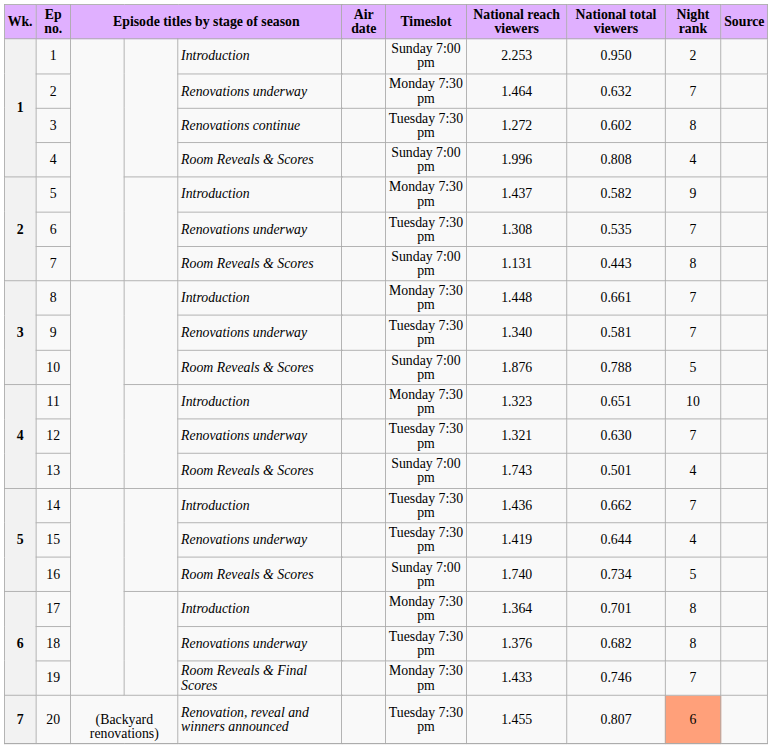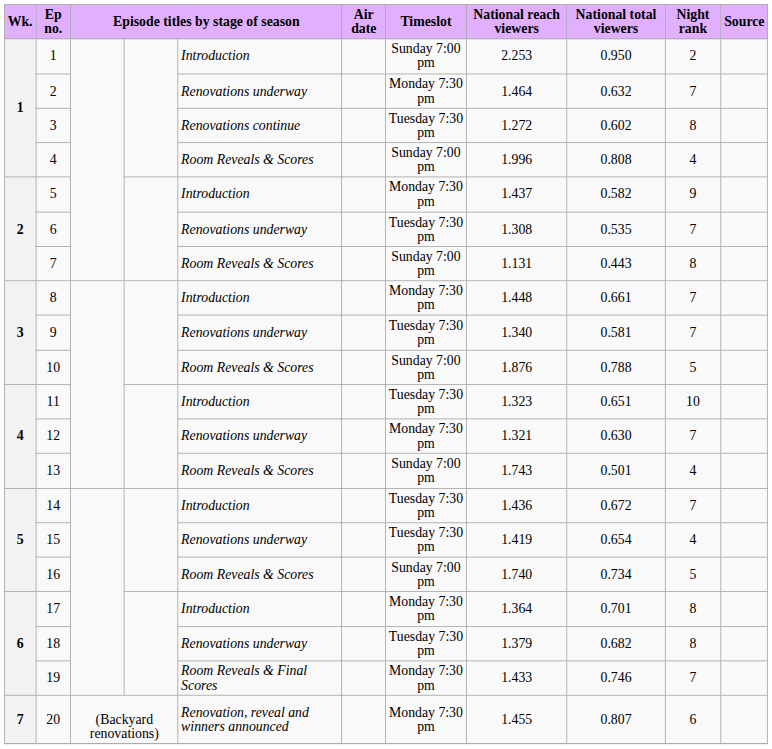(426, 401) Monday 7:30 pm -> (426, 401) Tuesday 7:30 pm
(426, 435) Tuesday 7:30 pm -> (426, 435) Monday 7:30 pm
(616, 505) 0.662 -> (616, 505) 0.672
(616, 539) 0.644 -> (616, 539) 0.654
(517, 643) 1.376 -> (517, 643) 1.379
(426, 719) Tuesday 7:30 pm -> (426, 719) Monday 7:30 pm
(693, 719) lightsalmon background -> (693, 719) no background
